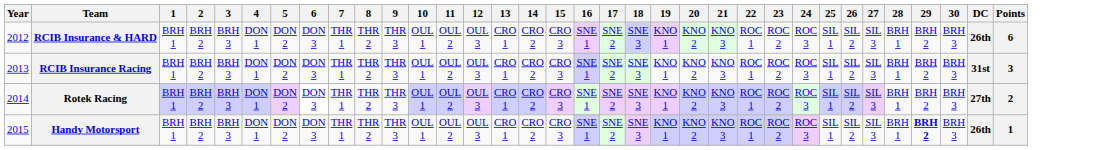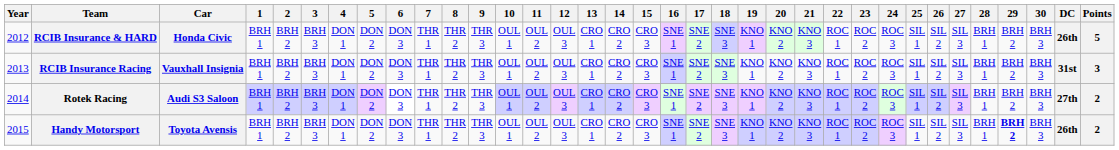+ column: (203, 13)
(1011, 37) 6 -> (1097, 37) 5
(1011, 129) 1 -> (1097, 129) 2
